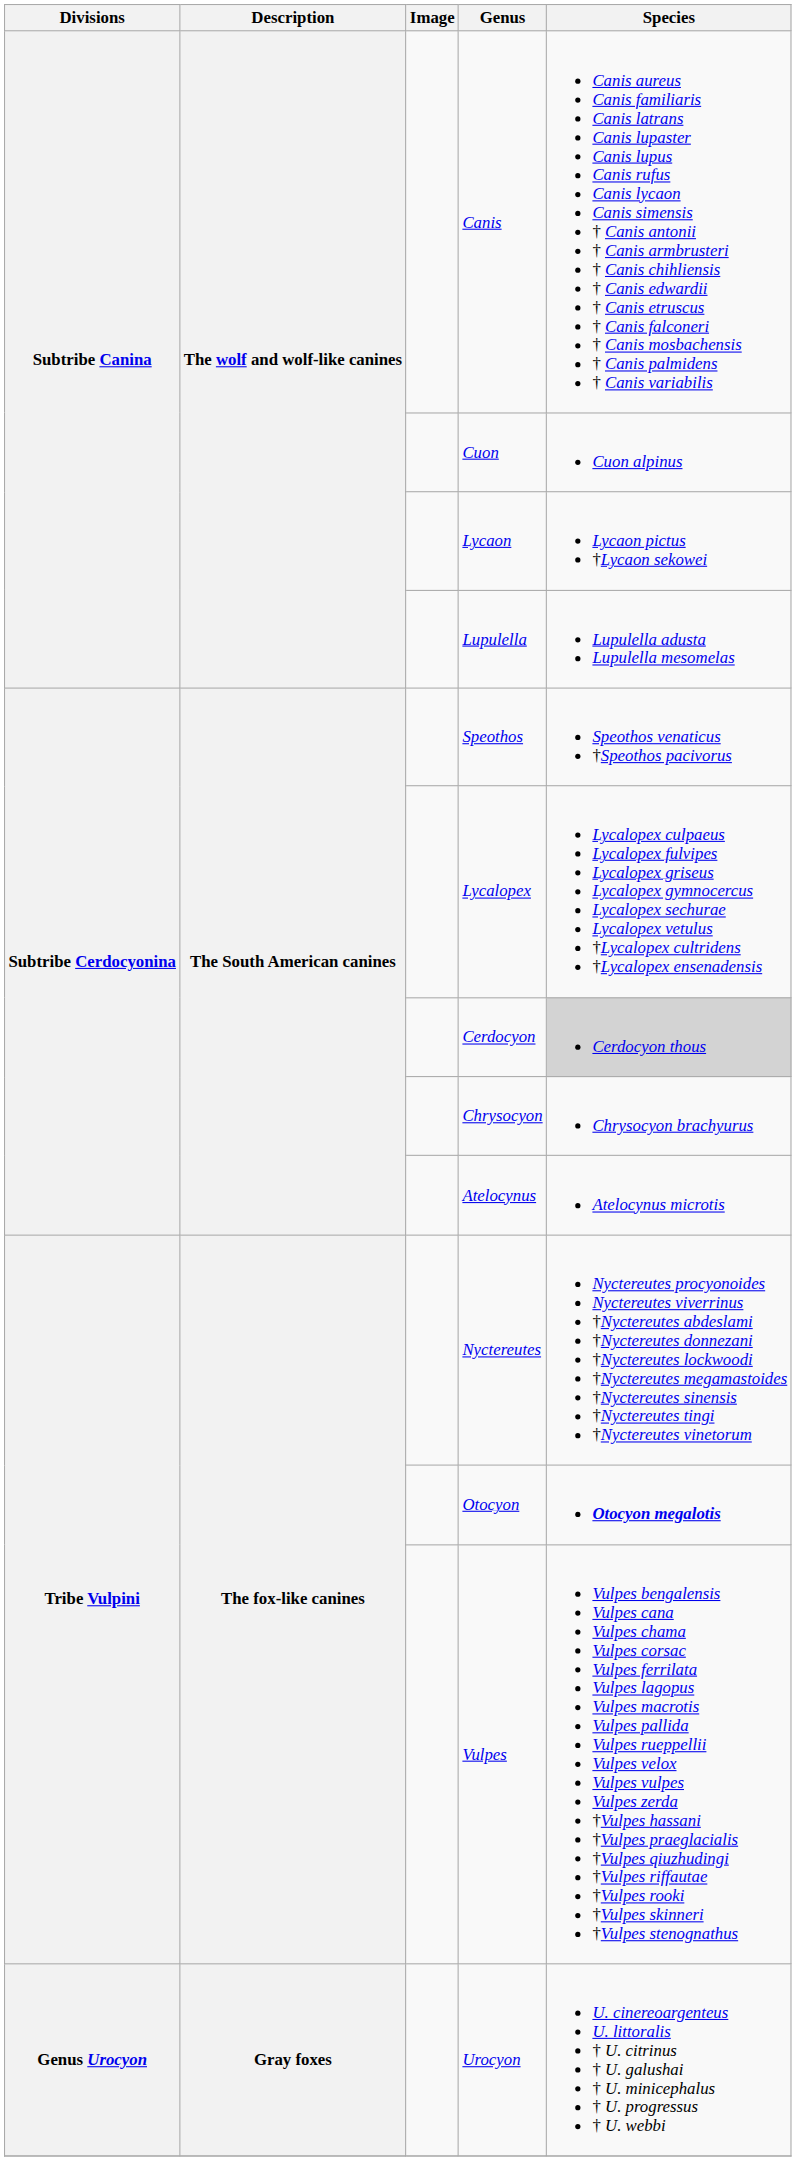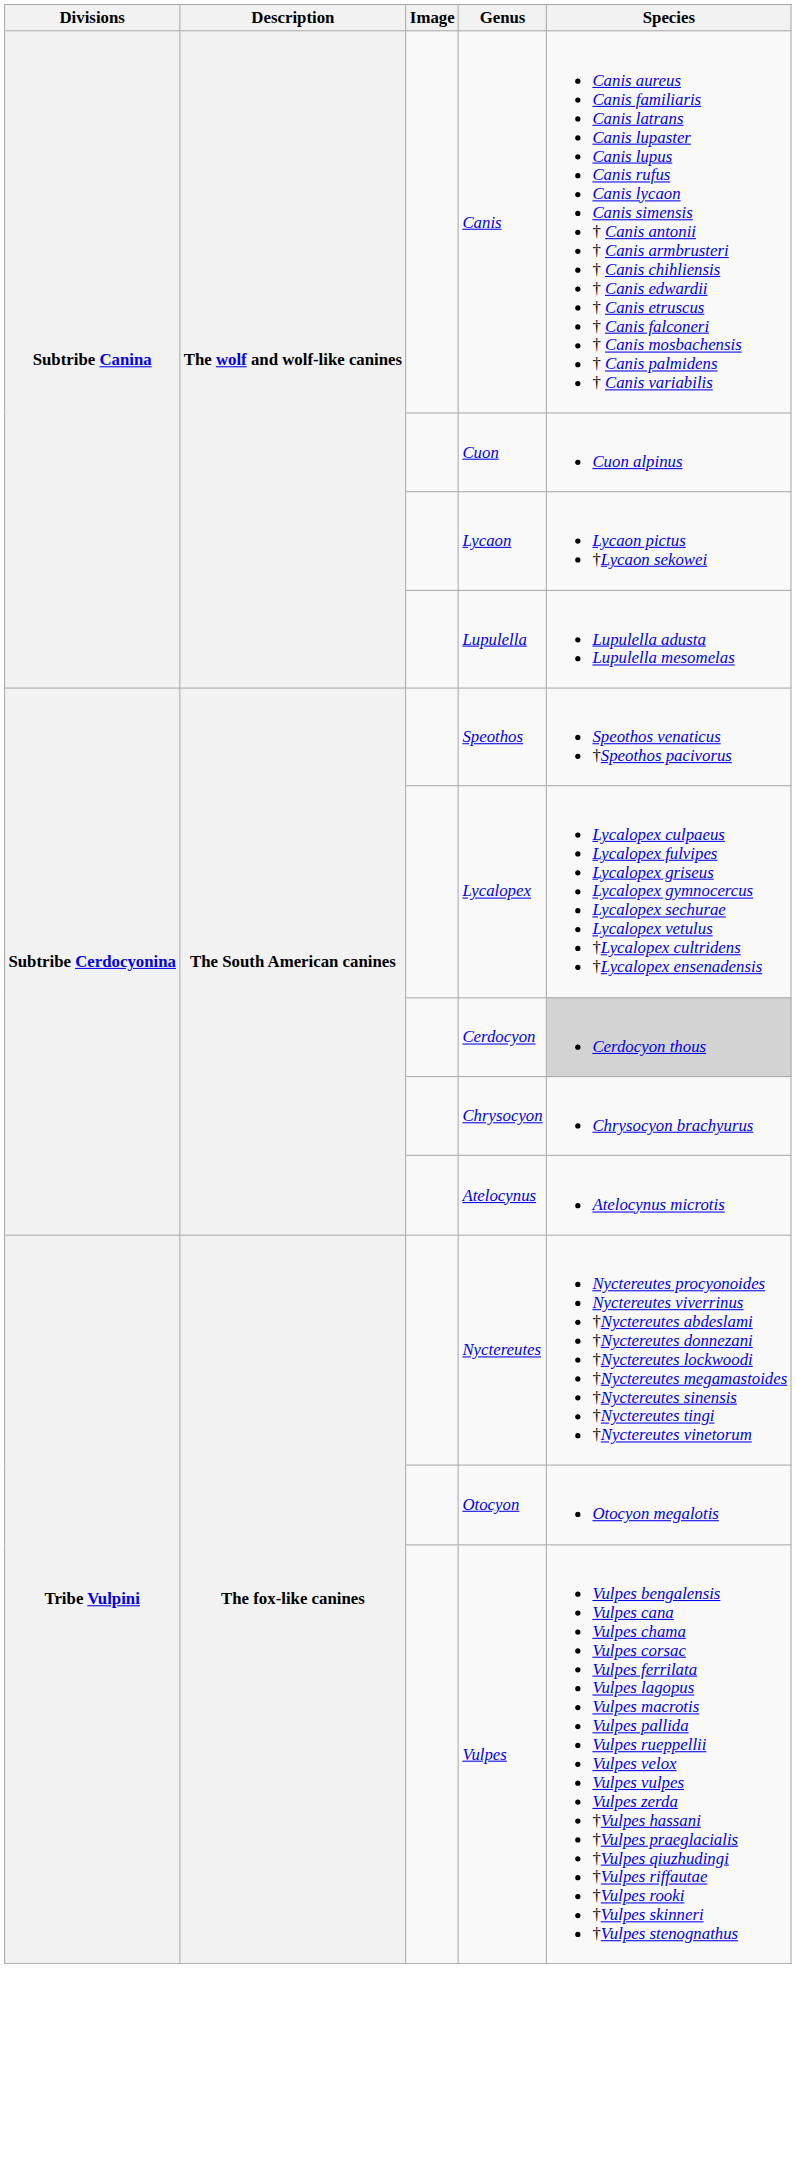(669, 1514) bold -> (669, 1514) normal
- row: (491, 2059)
